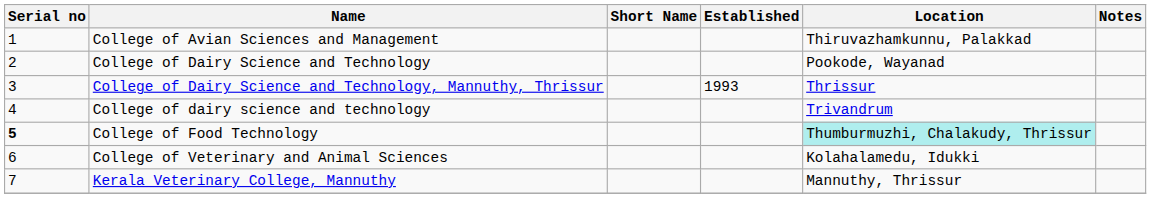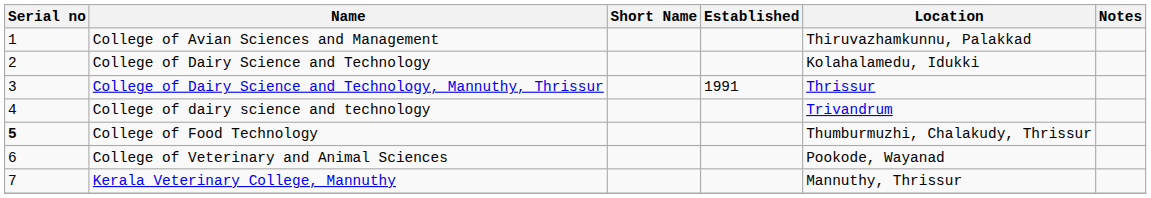(875, 63) Pookode, Wayanad -> (893, 63) Kolahalamedu, Idukki
(721, 87) 1993 -> (721, 87) 1991
(949, 134) paleturquoise background -> (949, 134) no background
(893, 157) Kolahalamedu, Idukki -> (875, 157) Pookode, Wayanad
